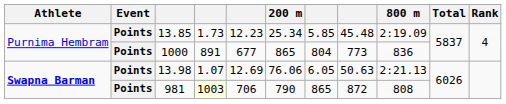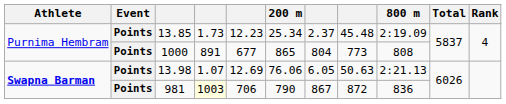(321, 32) 5.85 -> (321, 32) 2.37
(403, 51) 836 -> (403, 51) 808
(321, 89) 865 -> (321, 89) 867
(403, 89) 808 -> (403, 89) 836
